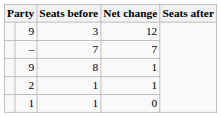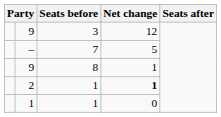(154, 49) 7 -> (154, 49) 5
(154, 85) normal -> (154, 85) bold
